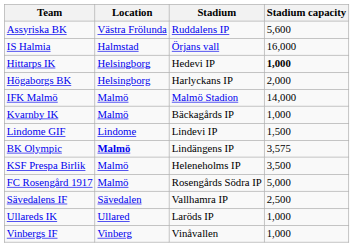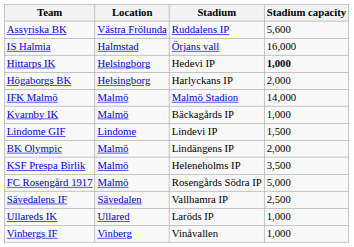(114, 149) bold -> (113, 149) normal
(279, 149) 3,575 -> (279, 149) 2,000
